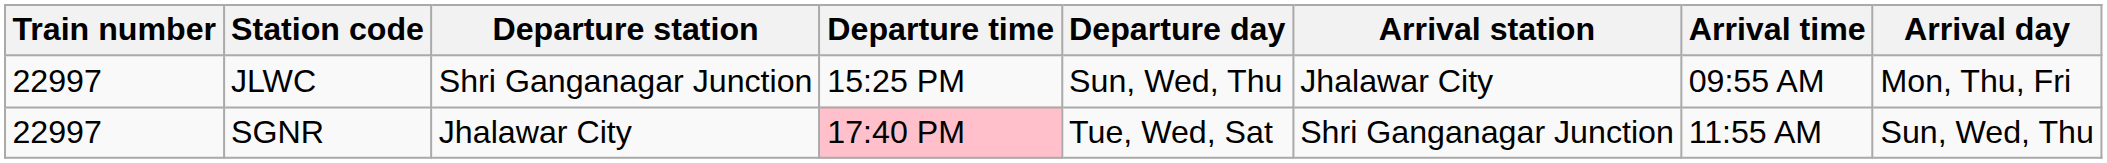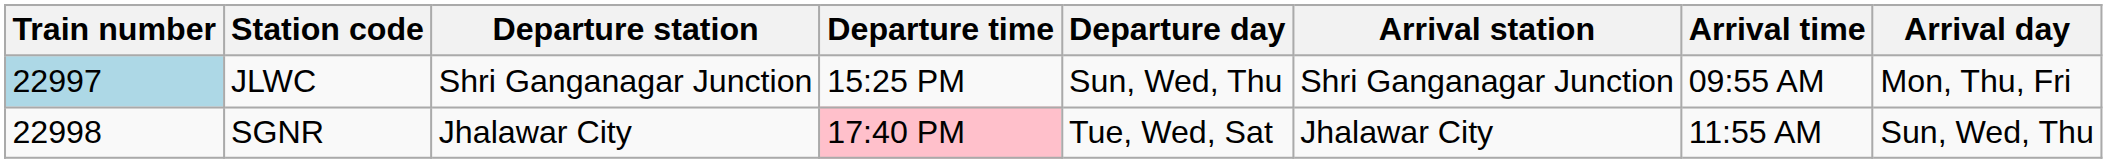(57, 81) no background -> (57, 81) lightblue background
(1397, 81) Jhalawar City -> (1487, 81) Shri Ganganagar Junction
(57, 132) 22997 -> (57, 132) 22998
(1487, 132) Shri Ganganagar Junction -> (1397, 132) Jhalawar City
